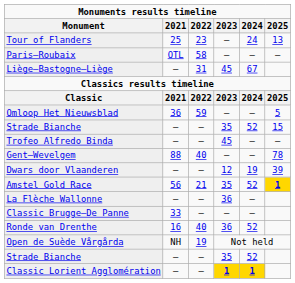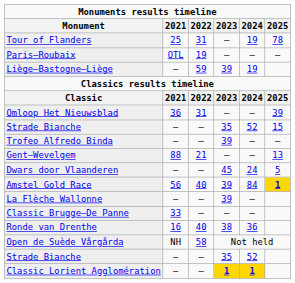(201, 40) 23 -> (201, 40) 31
(252, 40) 24 -> (252, 40) 19
(278, 40) 13 -> (278, 40) 78
(201, 55) 58 -> (201, 55) 19
(201, 69) 31 -> (201, 69) 59
(227, 69) 45 -> (227, 69) 39
(252, 69) 67 -> (252, 69) 19
(201, 112) 59 -> (201, 112) 31
(278, 112) 5 -> (278, 112) 39
(227, 141) 45 -> (227, 141) 39
(201, 156) 40 -> (201, 156) 21
(278, 156) 78 -> (278, 156) 13
(227, 170) 12 -> (227, 170) 45
(252, 170) 19 -> (252, 170) 24
(278, 170) 39 -> (278, 170) 5
(201, 184) 21 -> (201, 184) 40
(227, 184) 35 -> (227, 184) 39
(252, 184) 52 -> (252, 184) 84
(227, 199) 36 -> (227, 199) 39
(227, 228) 36 -> (227, 228) 38
(252, 228) 52 -> (252, 228) 36
(201, 242) 19 -> (201, 242) 58
